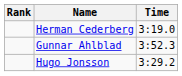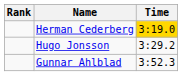(157, 29) no background -> (157, 29) gold background
rows swapped: (73, 62) <-> (79, 46)
